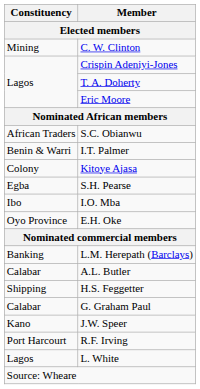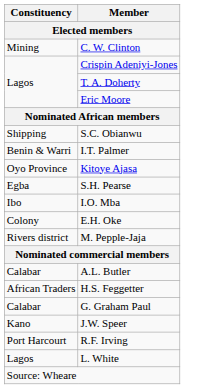(41, 133) African Traders -> (26, 133) Shipping
(23, 168) Colony -> (37, 168) Oyo Province
(37, 220) Oyo Province -> (23, 220) Colony
+ row: (113, 237)
- row: (137, 254)
(26, 289) Shipping -> (41, 289) African Traders
